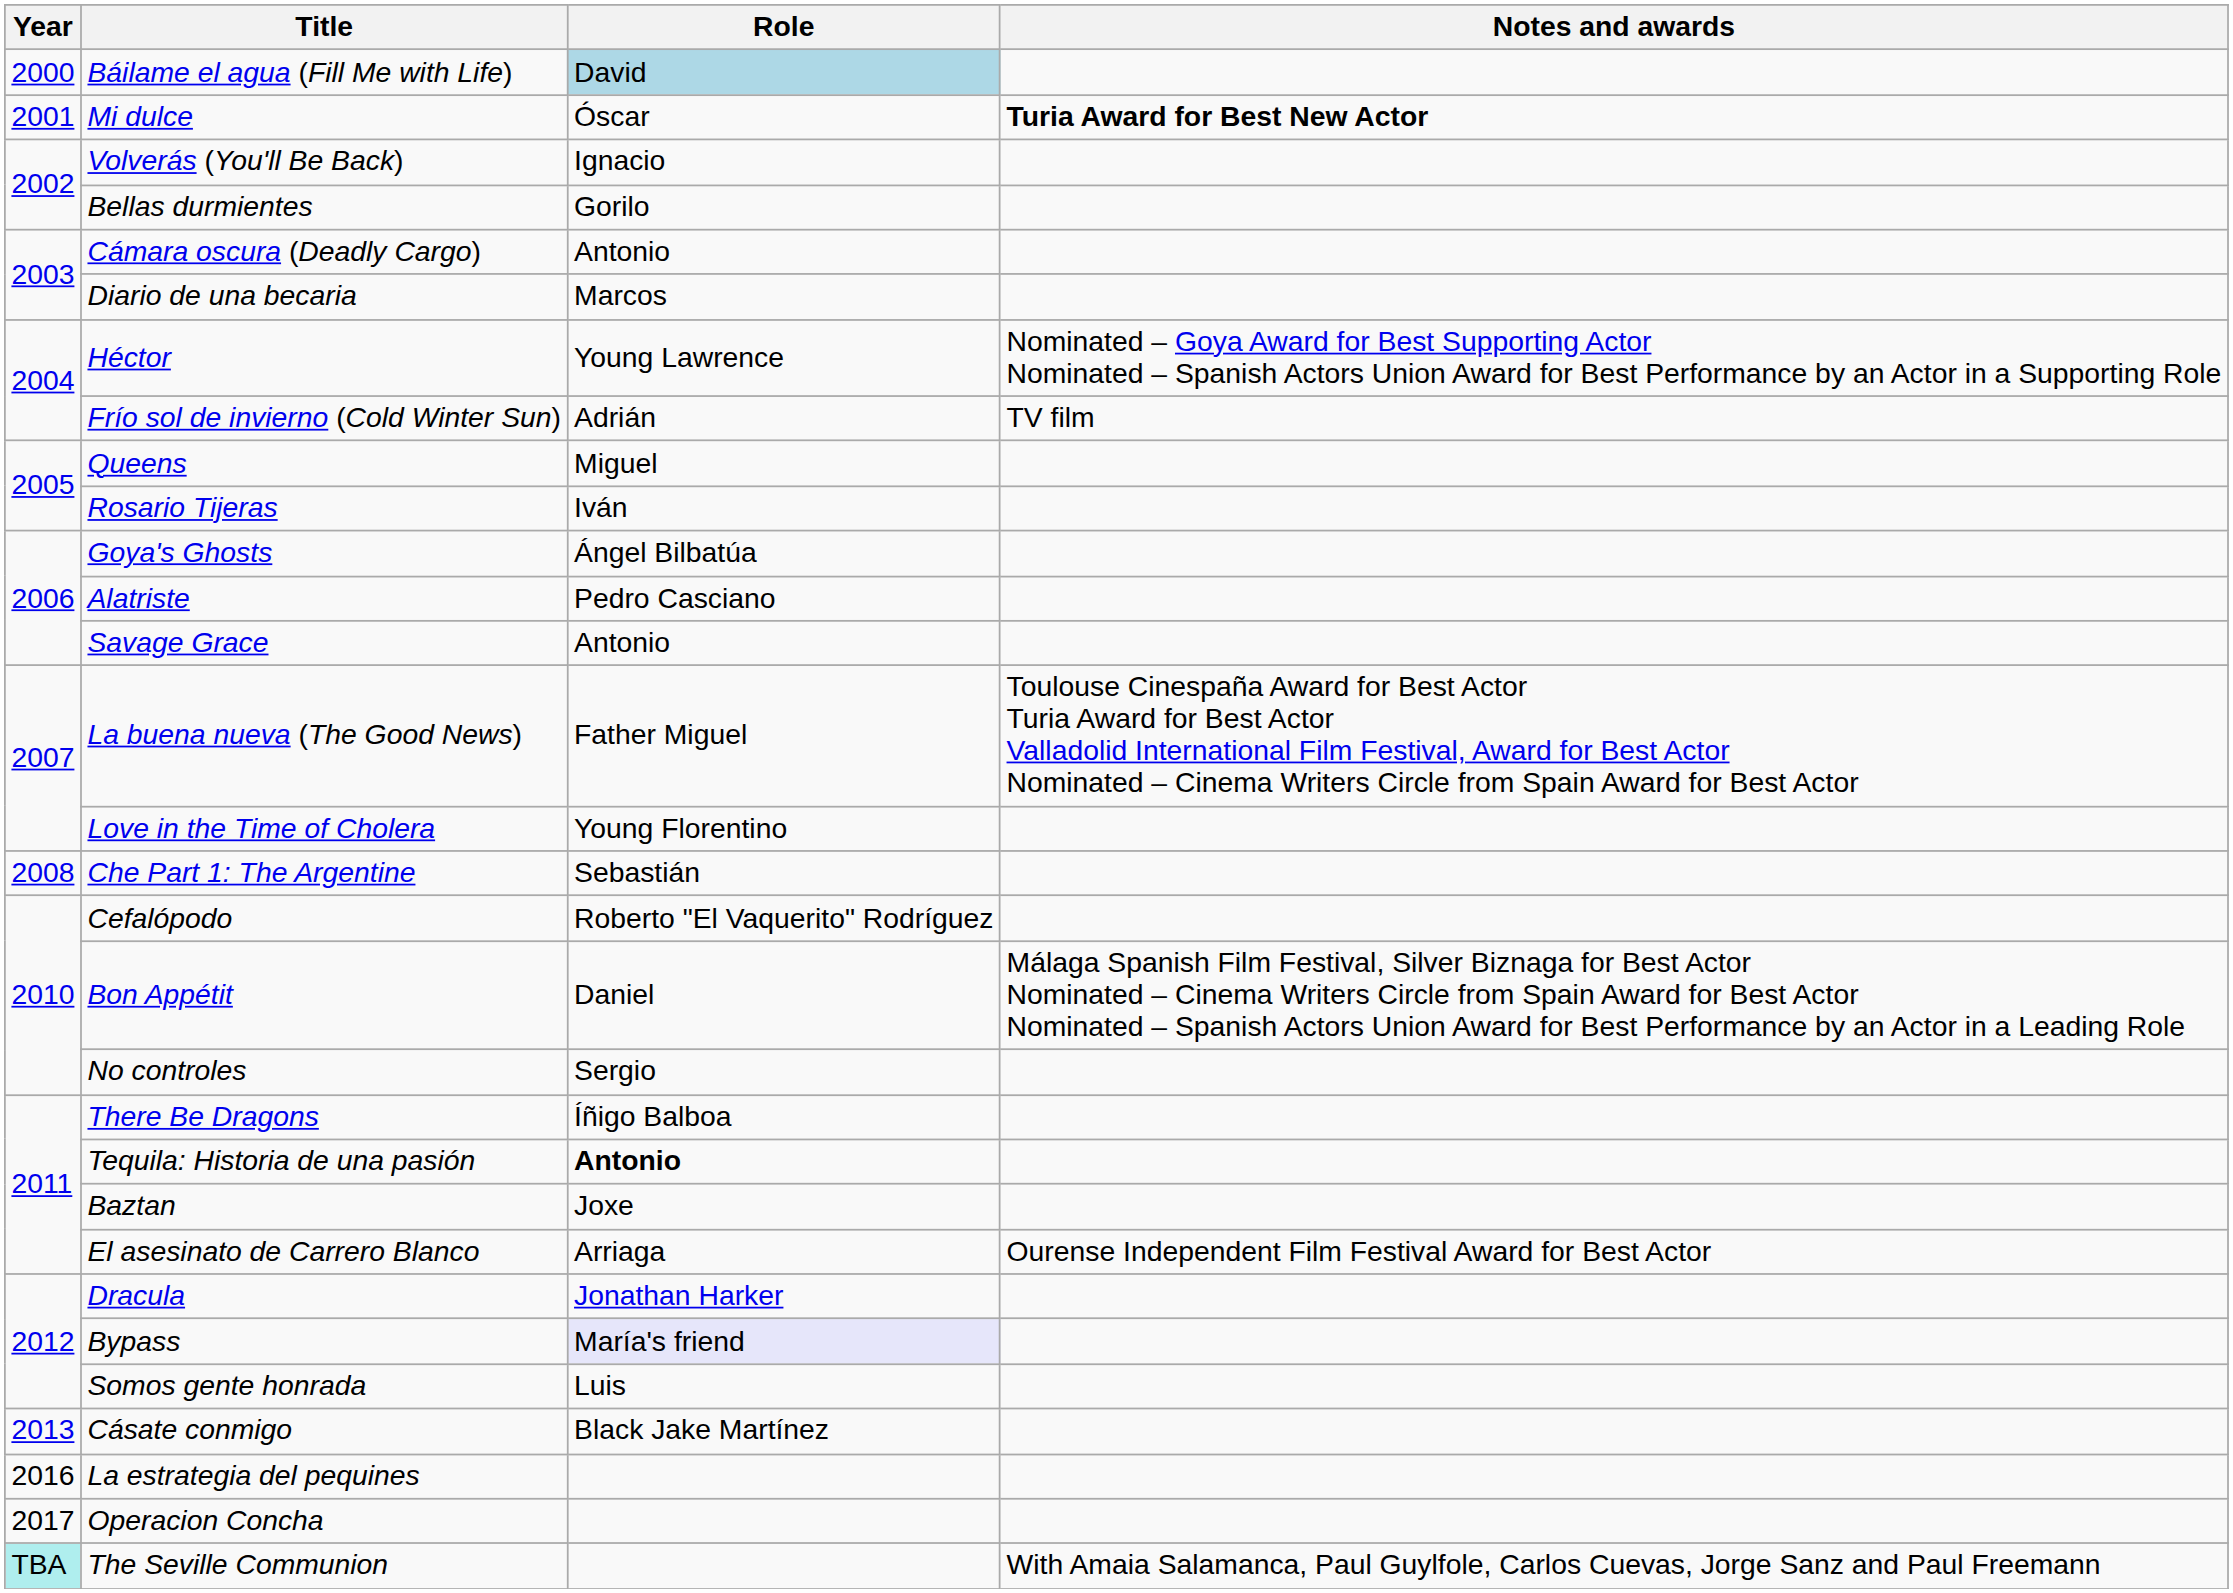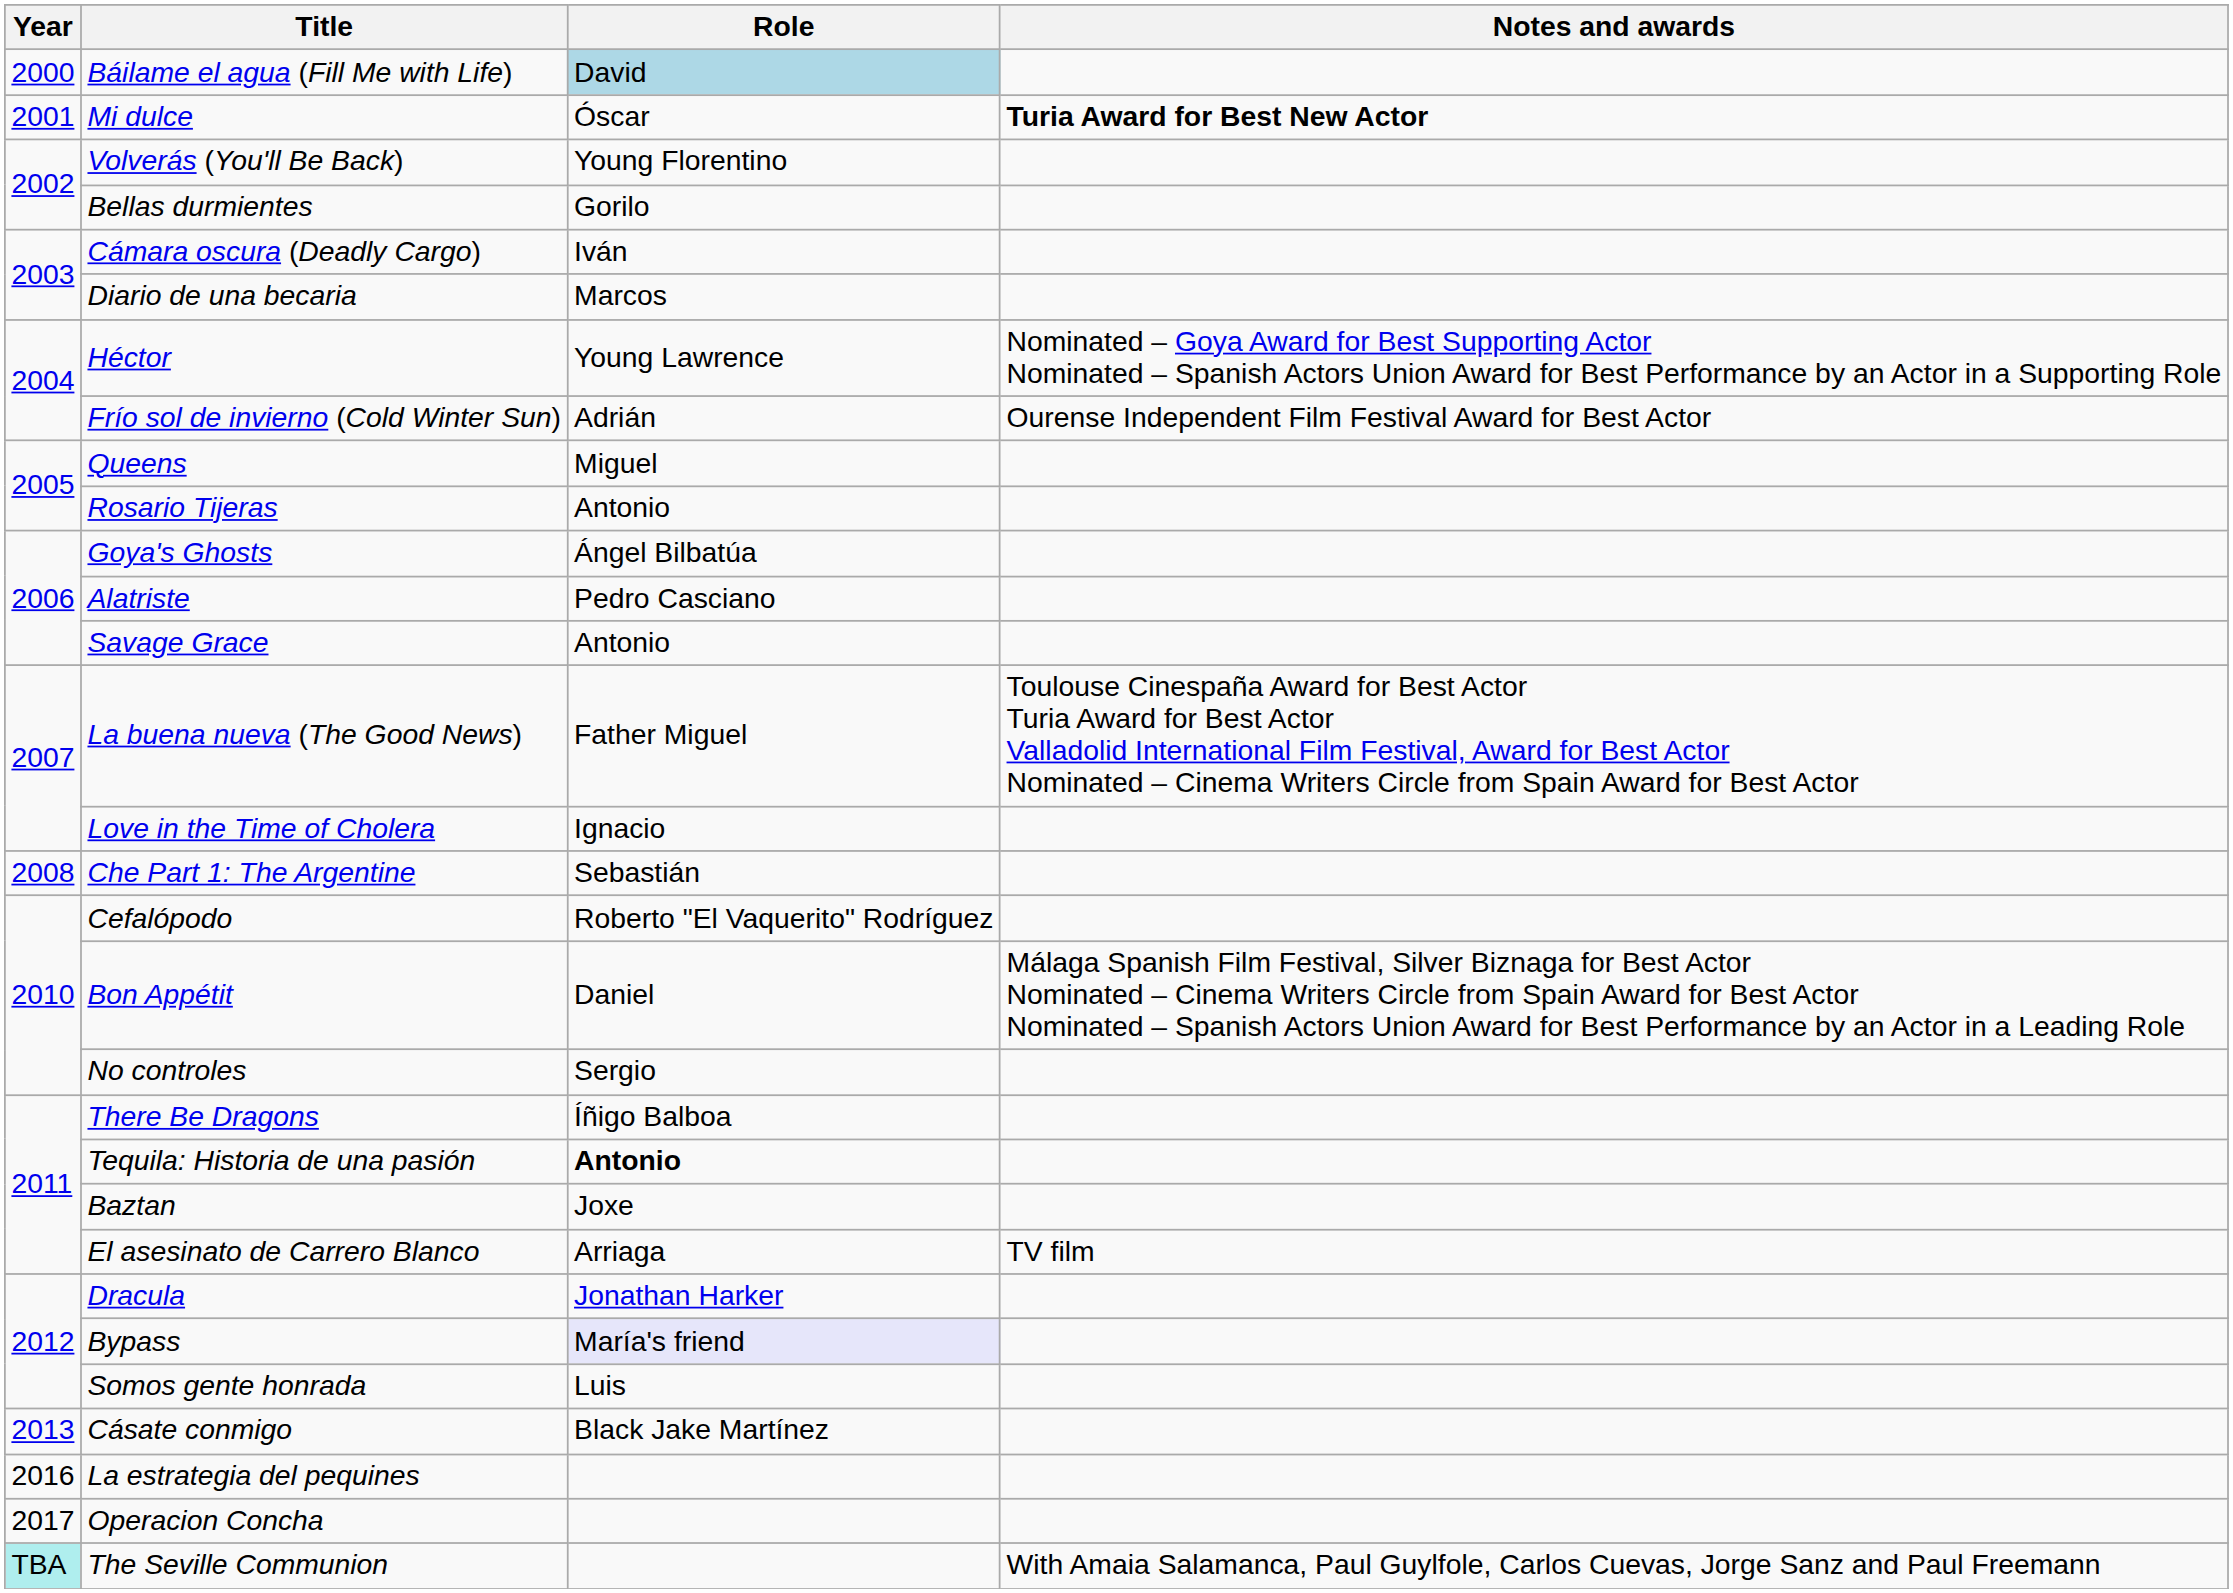(620, 161) Ignacio -> (681, 161) Young Florentino
(622, 251) Antonio -> (601, 251) Iván
(1051, 418) TV film -> (1359, 418) Ourense Independent Film Festival Award for Best Actor
(601, 507) Iván -> (622, 507) Antonio
(681, 828) Young Florentino -> (620, 828) Ignacio
(1359, 1251) Ourense Independent Film Festival Award for Best Actor -> (1051, 1251) TV film
